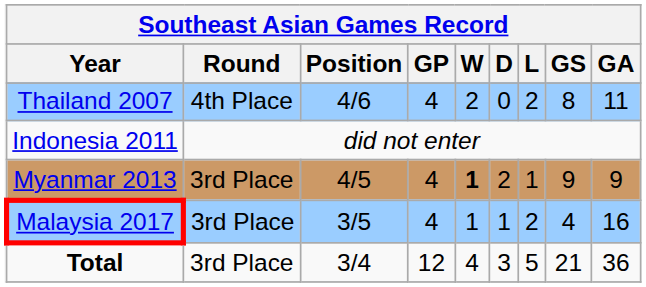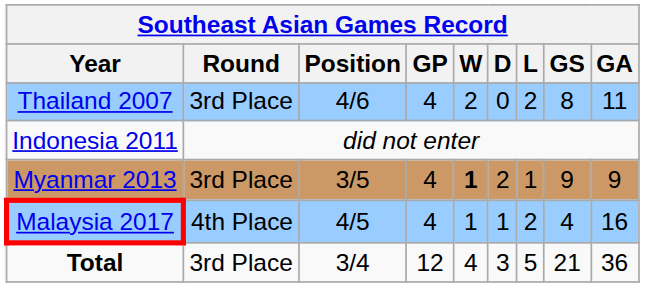(242, 102) 4th Place -> (241, 102) 3rd Place
(354, 180) 4/5 -> (353, 180) 3/5
(243, 221) 3rd Place -> (242, 221) 4th Place
(354, 221) 3/5 -> (353, 221) 4/5
